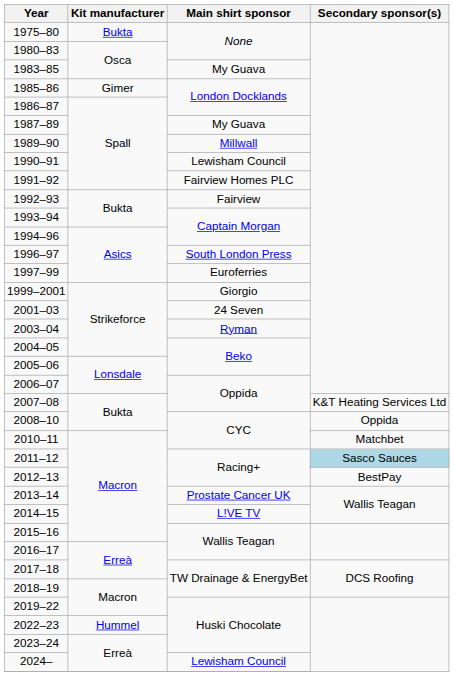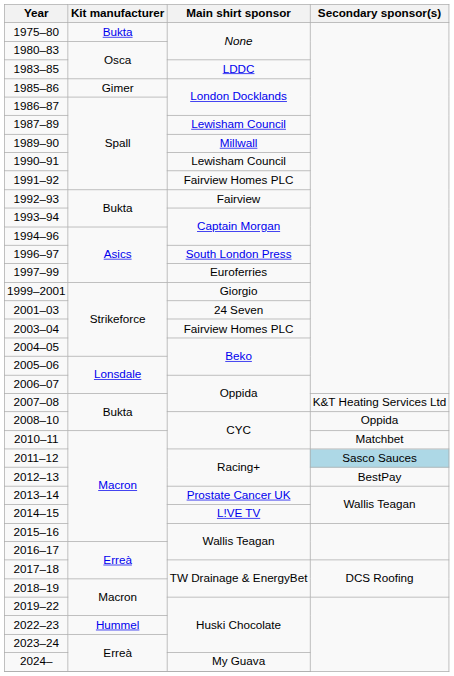(239, 69) My Guava -> (239, 69) LDDC
(239, 124) My Guava -> (239, 124) Lewisham Council
(239, 328) Ryman -> (239, 328) Fairview Homes PLC
(239, 662) Lewisham Council -> (239, 662) My Guava
